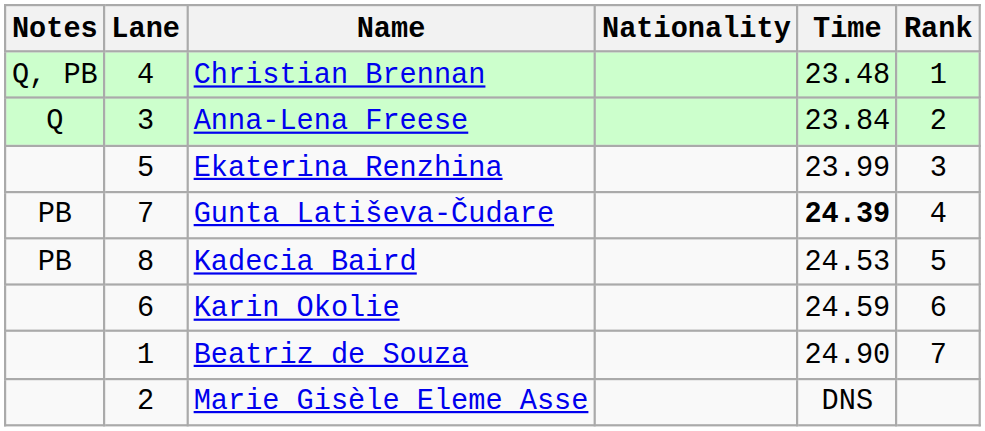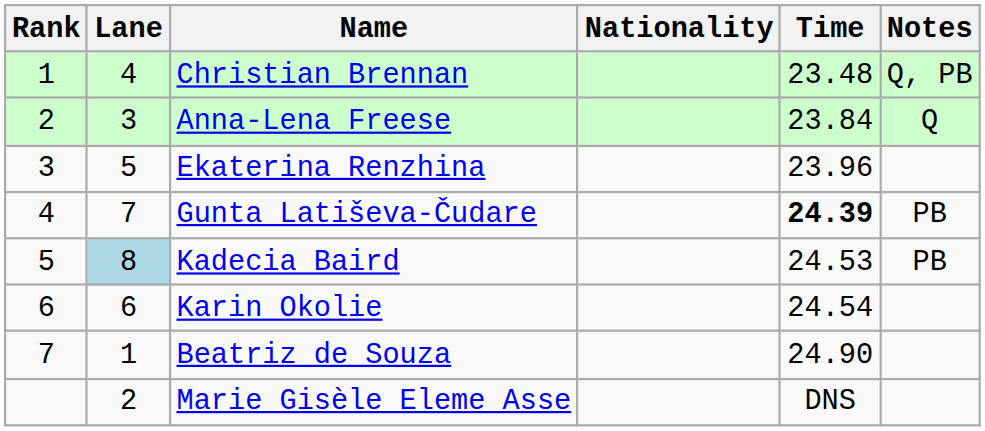columns swapped: (938, 28) <-> (55, 28)
(847, 168) 23.99 -> (830, 168) 23.96
(146, 261) no background -> (129, 261) lightblue background
(847, 308) 24.59 -> (830, 308) 24.54
